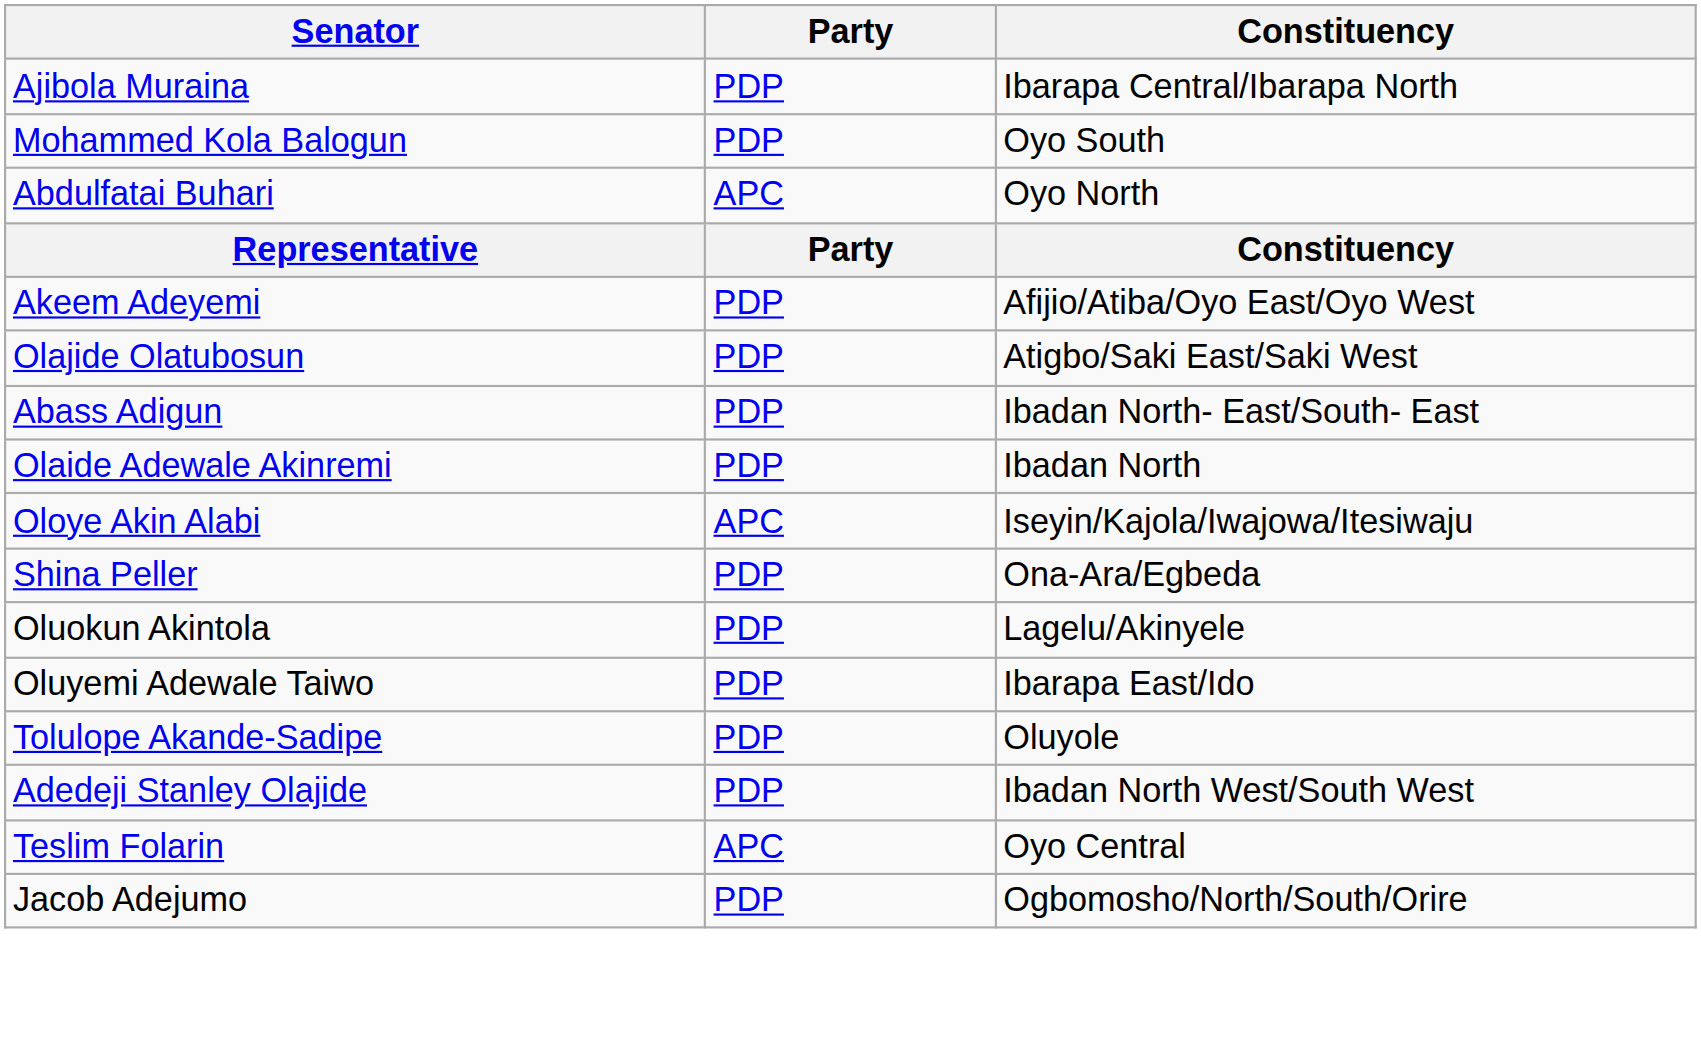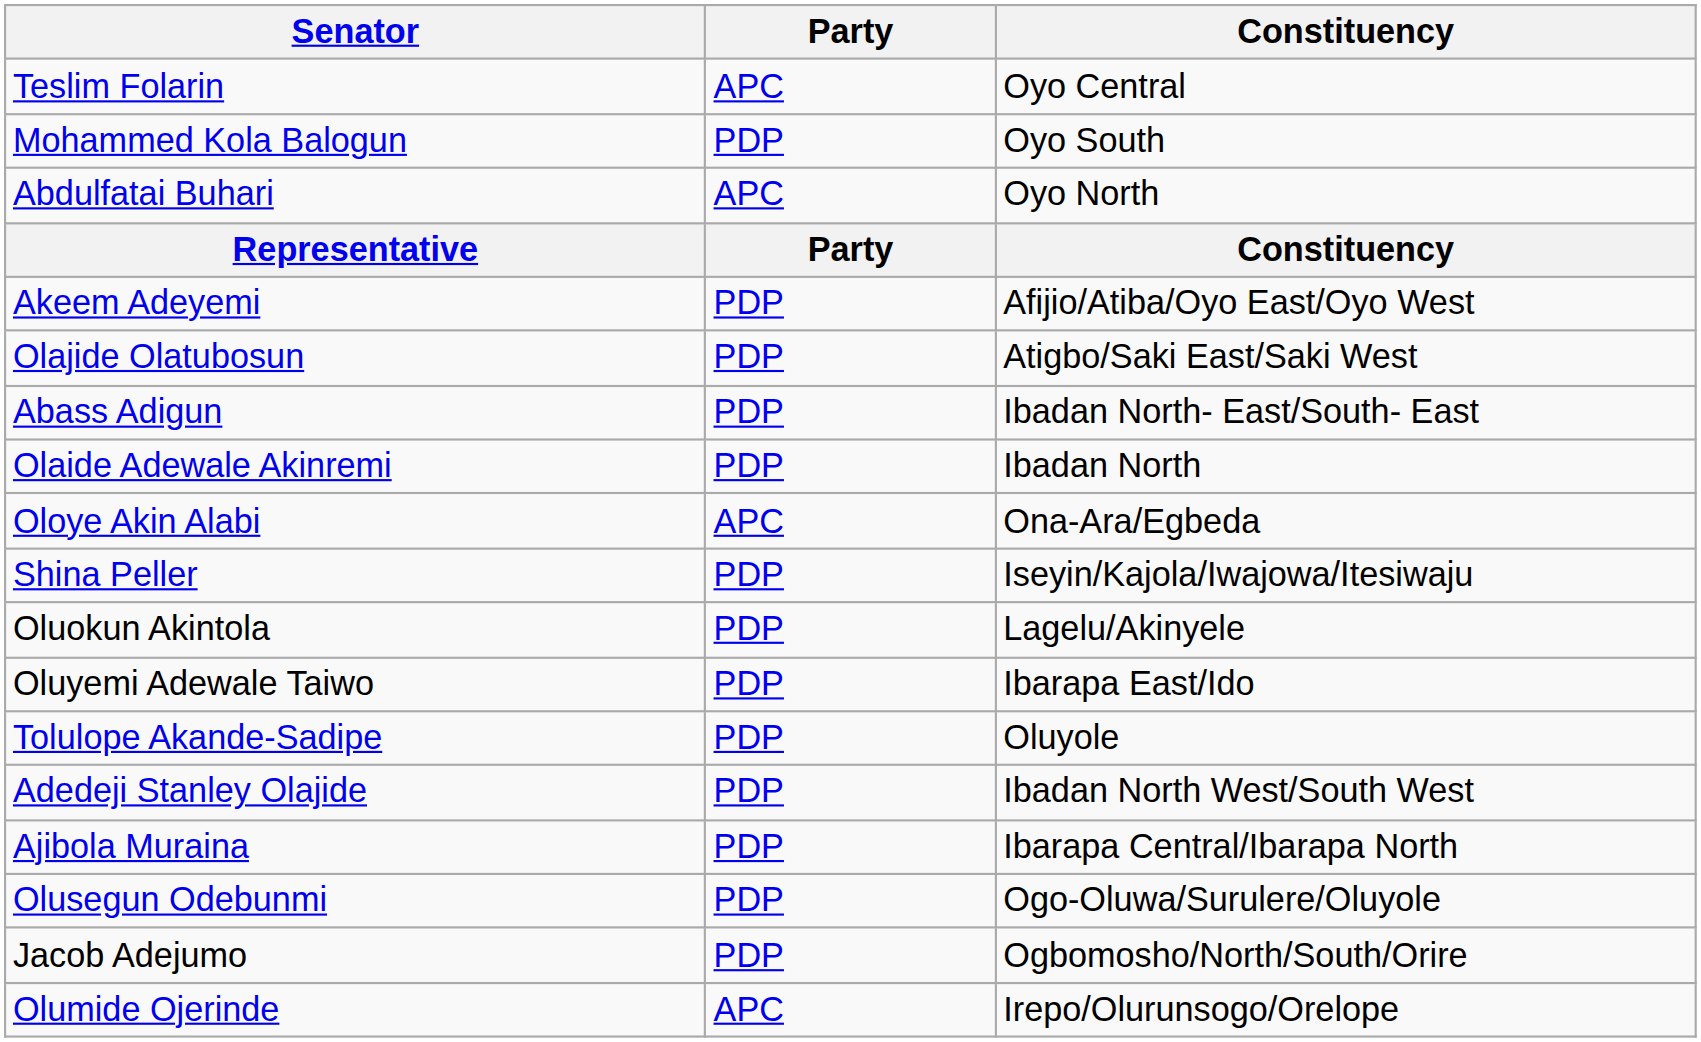rows swapped: (119, 846) <-> (131, 85)
(1238, 520) Iseyin/Kajola/Iwajowa/Itesiwaju -> (1132, 520) Ona-Ara/Egbeda
(1132, 574) Ona-Ara/Egbeda -> (1238, 574) Iseyin/Kajola/Iwajowa/Itesiwaju
+ row: (170, 900)
+ row: (146, 1009)
